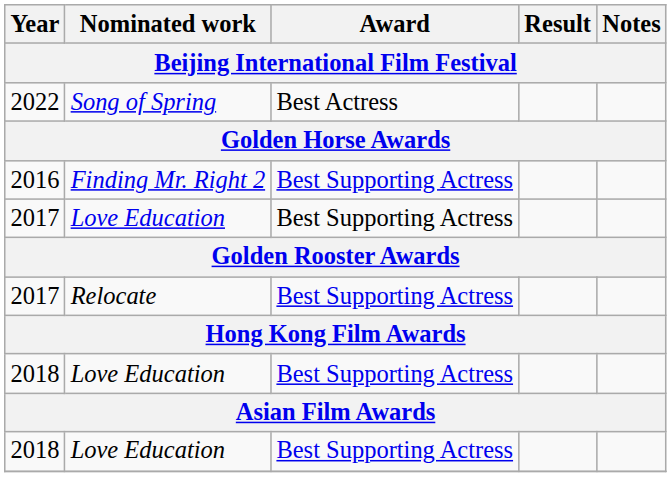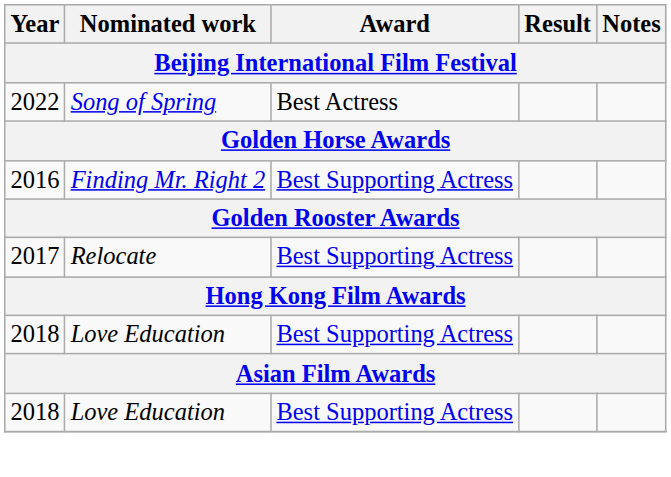- row: (35, 218)
